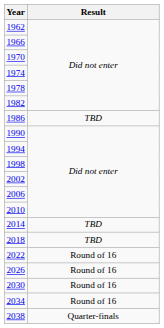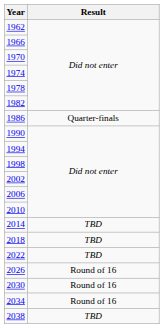(93, 118) TBD -> (93, 118) Quarter-finals
(93, 255) Round of 16 -> (93, 255) TBD
(93, 316) Quarter-finals -> (93, 316) TBD
